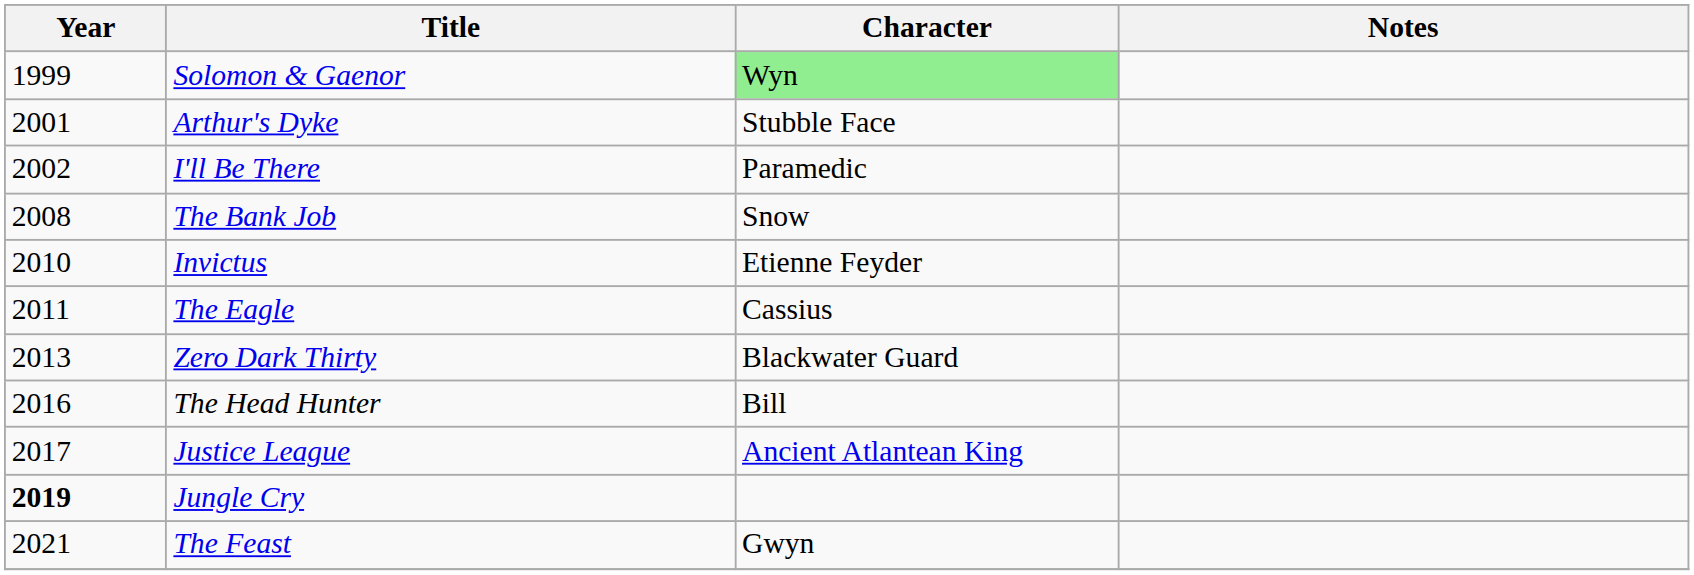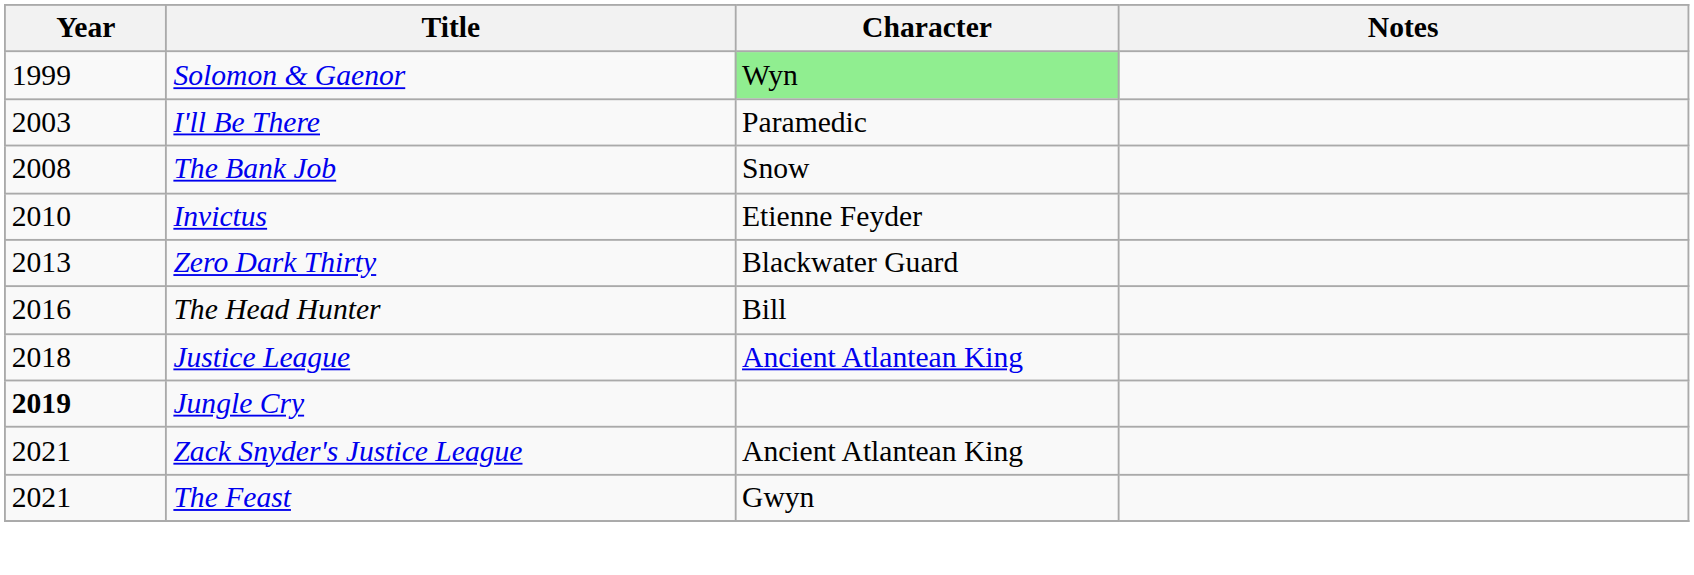- row: (256, 121)
(41, 168) 2002 -> (41, 121) 2003
- row: (234, 309)
(41, 450) 2017 -> (41, 356) 2018
+ row: (348, 450)
